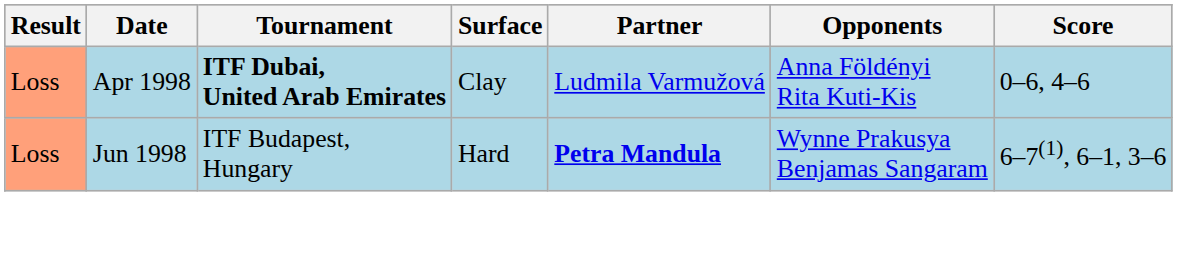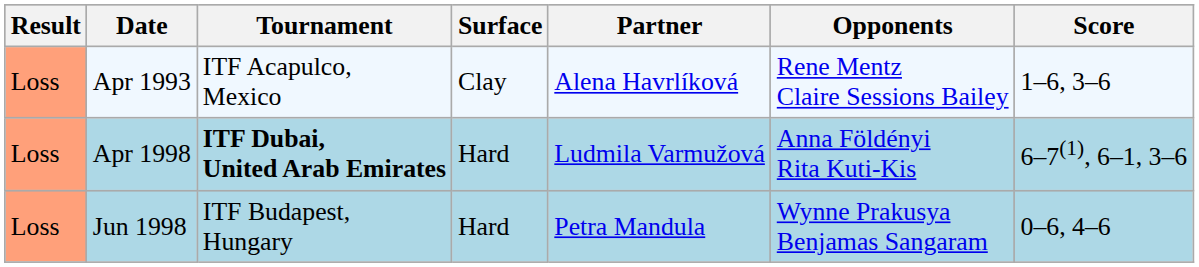+ row: (142, 81)
(482, 81) Clay -> (484, 153) Hard
(1045, 81) 0–6, 4–6 -> (1104, 153) 6–7(1), 6–1, 3–6
(638, 153) bold -> (630, 225) normal
(1083, 153) 6–7(1), 6–1, 3–6 -> (1066, 225) 0–6, 4–6
